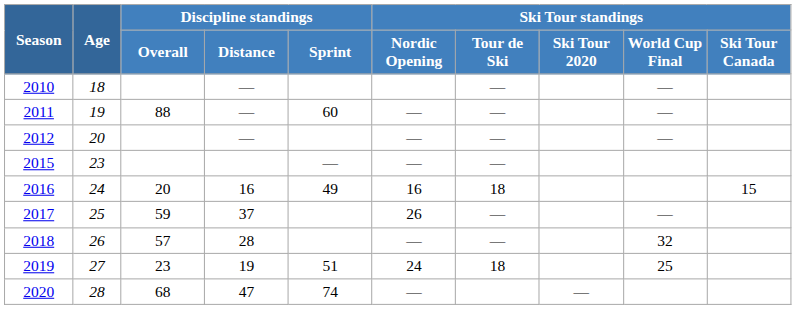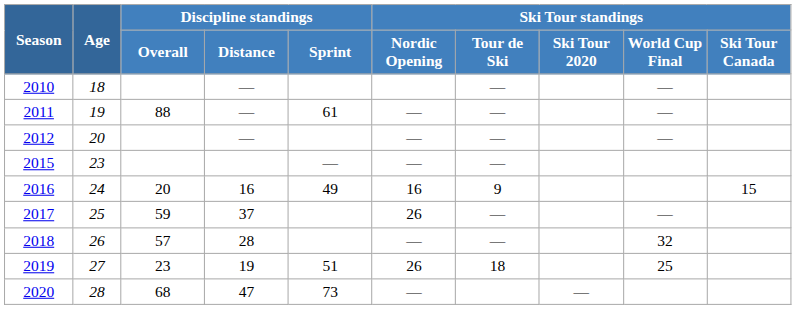(330, 112) 60 -> (330, 112) 61
(498, 189) 18 -> (498, 189) 9
(414, 265) 24 -> (414, 265) 26
(330, 291) 74 -> (330, 291) 73
